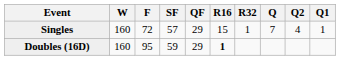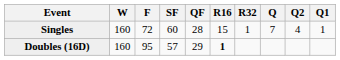(172, 30) 57 -> (172, 30) 60
(197, 30) 29 -> (197, 30) 28
(172, 47) 59 -> (172, 47) 57
